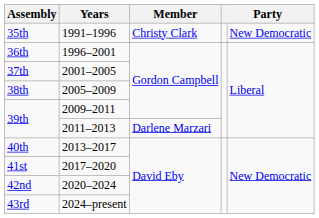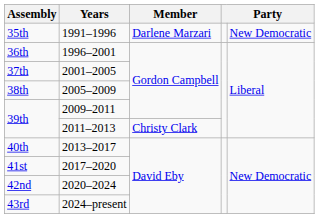(165, 33) Christy Clark -> (172, 33) Darlene Marzari
(172, 128) Darlene Marzari -> (165, 128) Christy Clark
